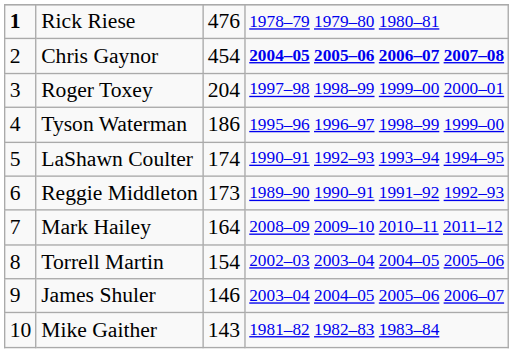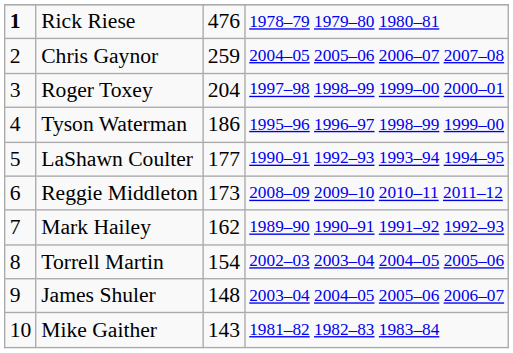(224, 55) 454 -> (224, 55) 259
(377, 55) bold -> (377, 55) normal
(224, 158) 174 -> (224, 158) 177
(377, 192) 1989–90 1990–91 1991–92 1992–93 -> (376, 192) 2008–09 2009–10 2010–11 2011–12
(224, 227) 164 -> (224, 227) 162
(376, 227) 2008–09 2009–10 2010–11 2011–12 -> (377, 227) 1989–90 1990–91 1991–92 1992–93
(224, 295) 146 -> (224, 295) 148
